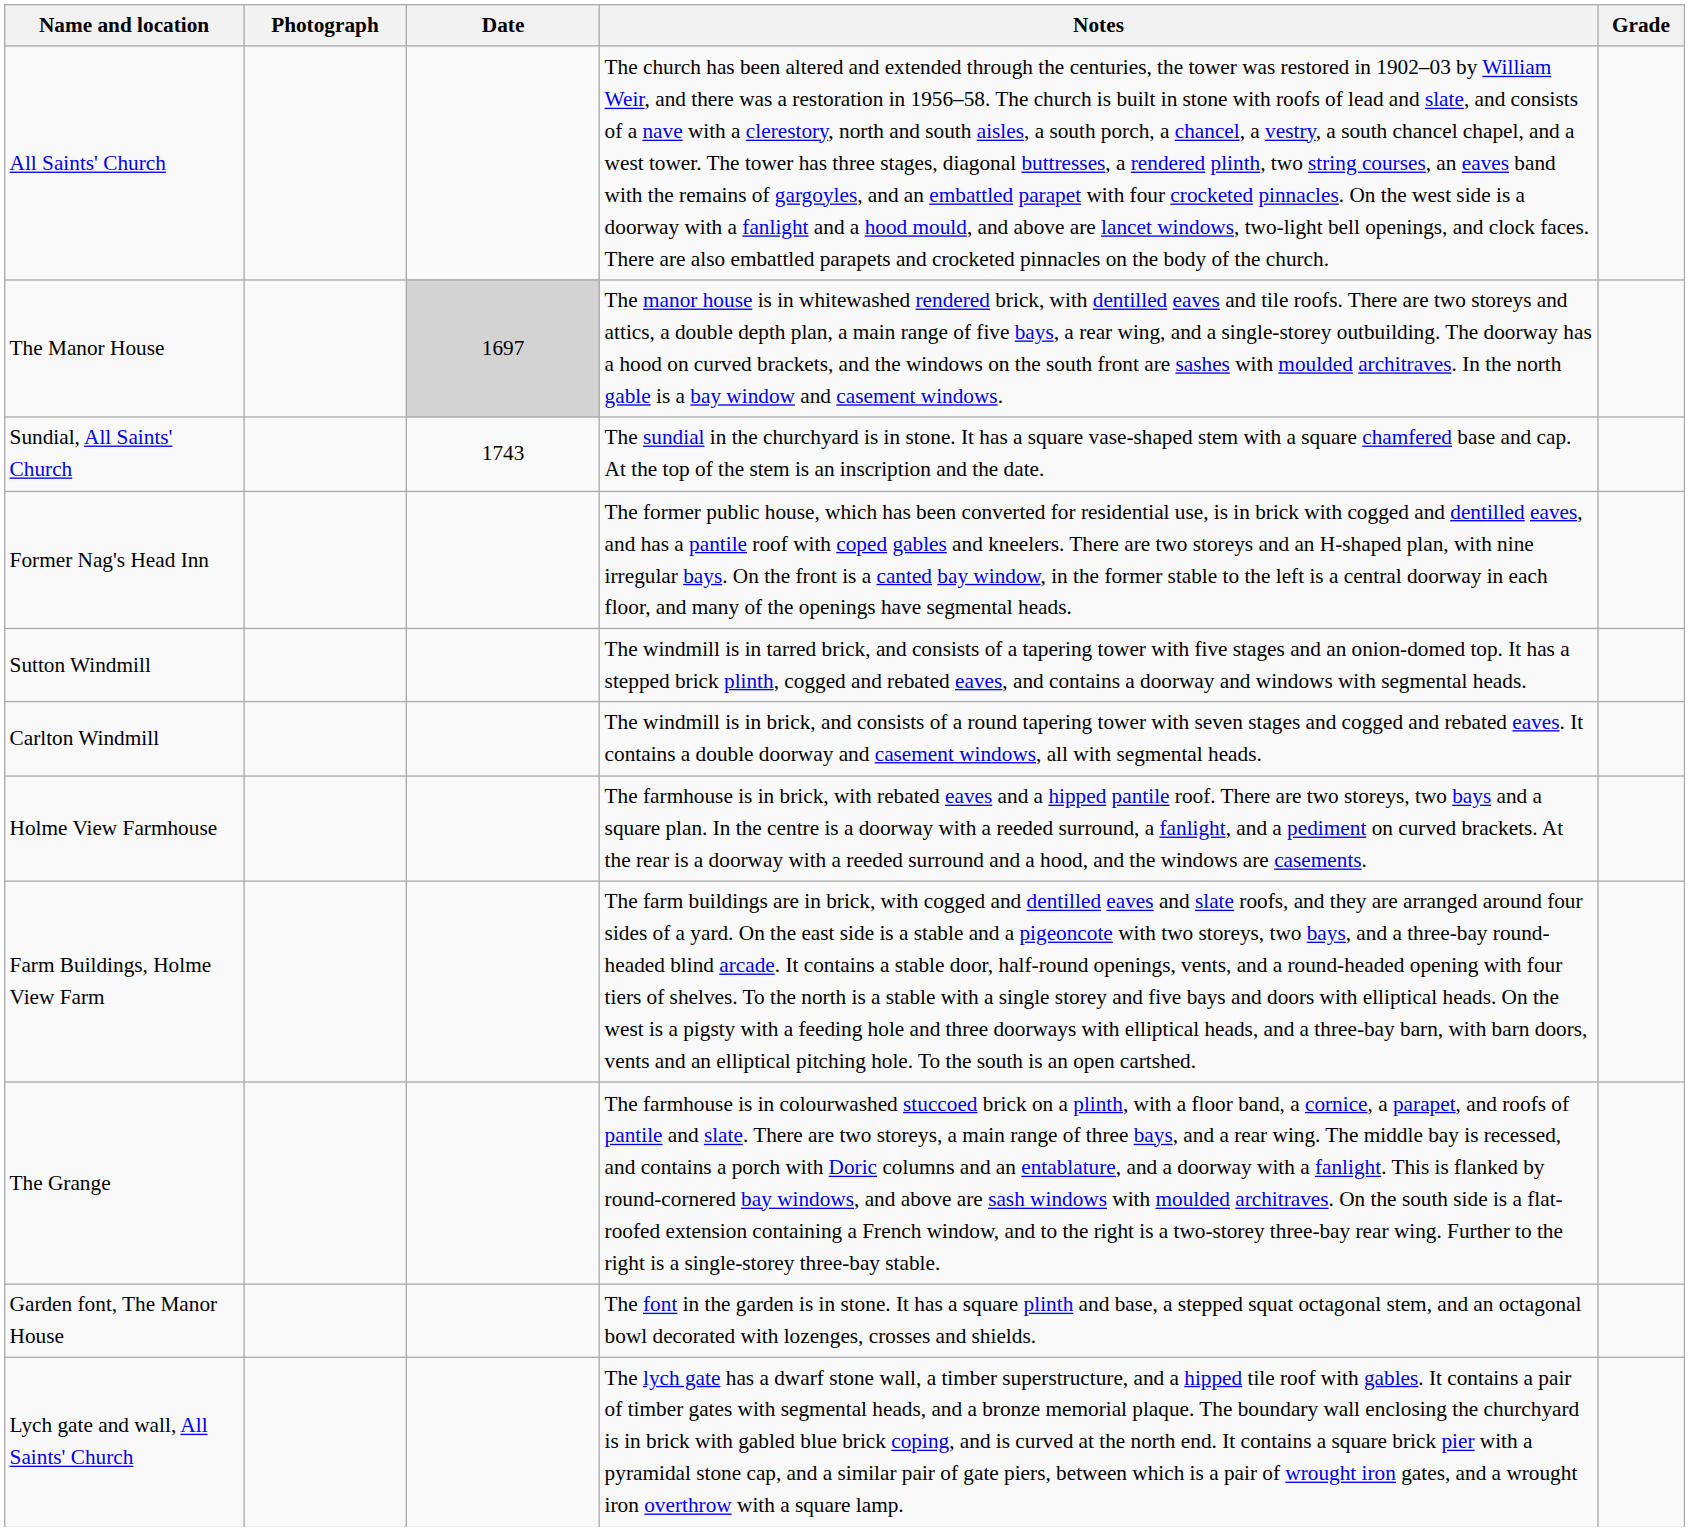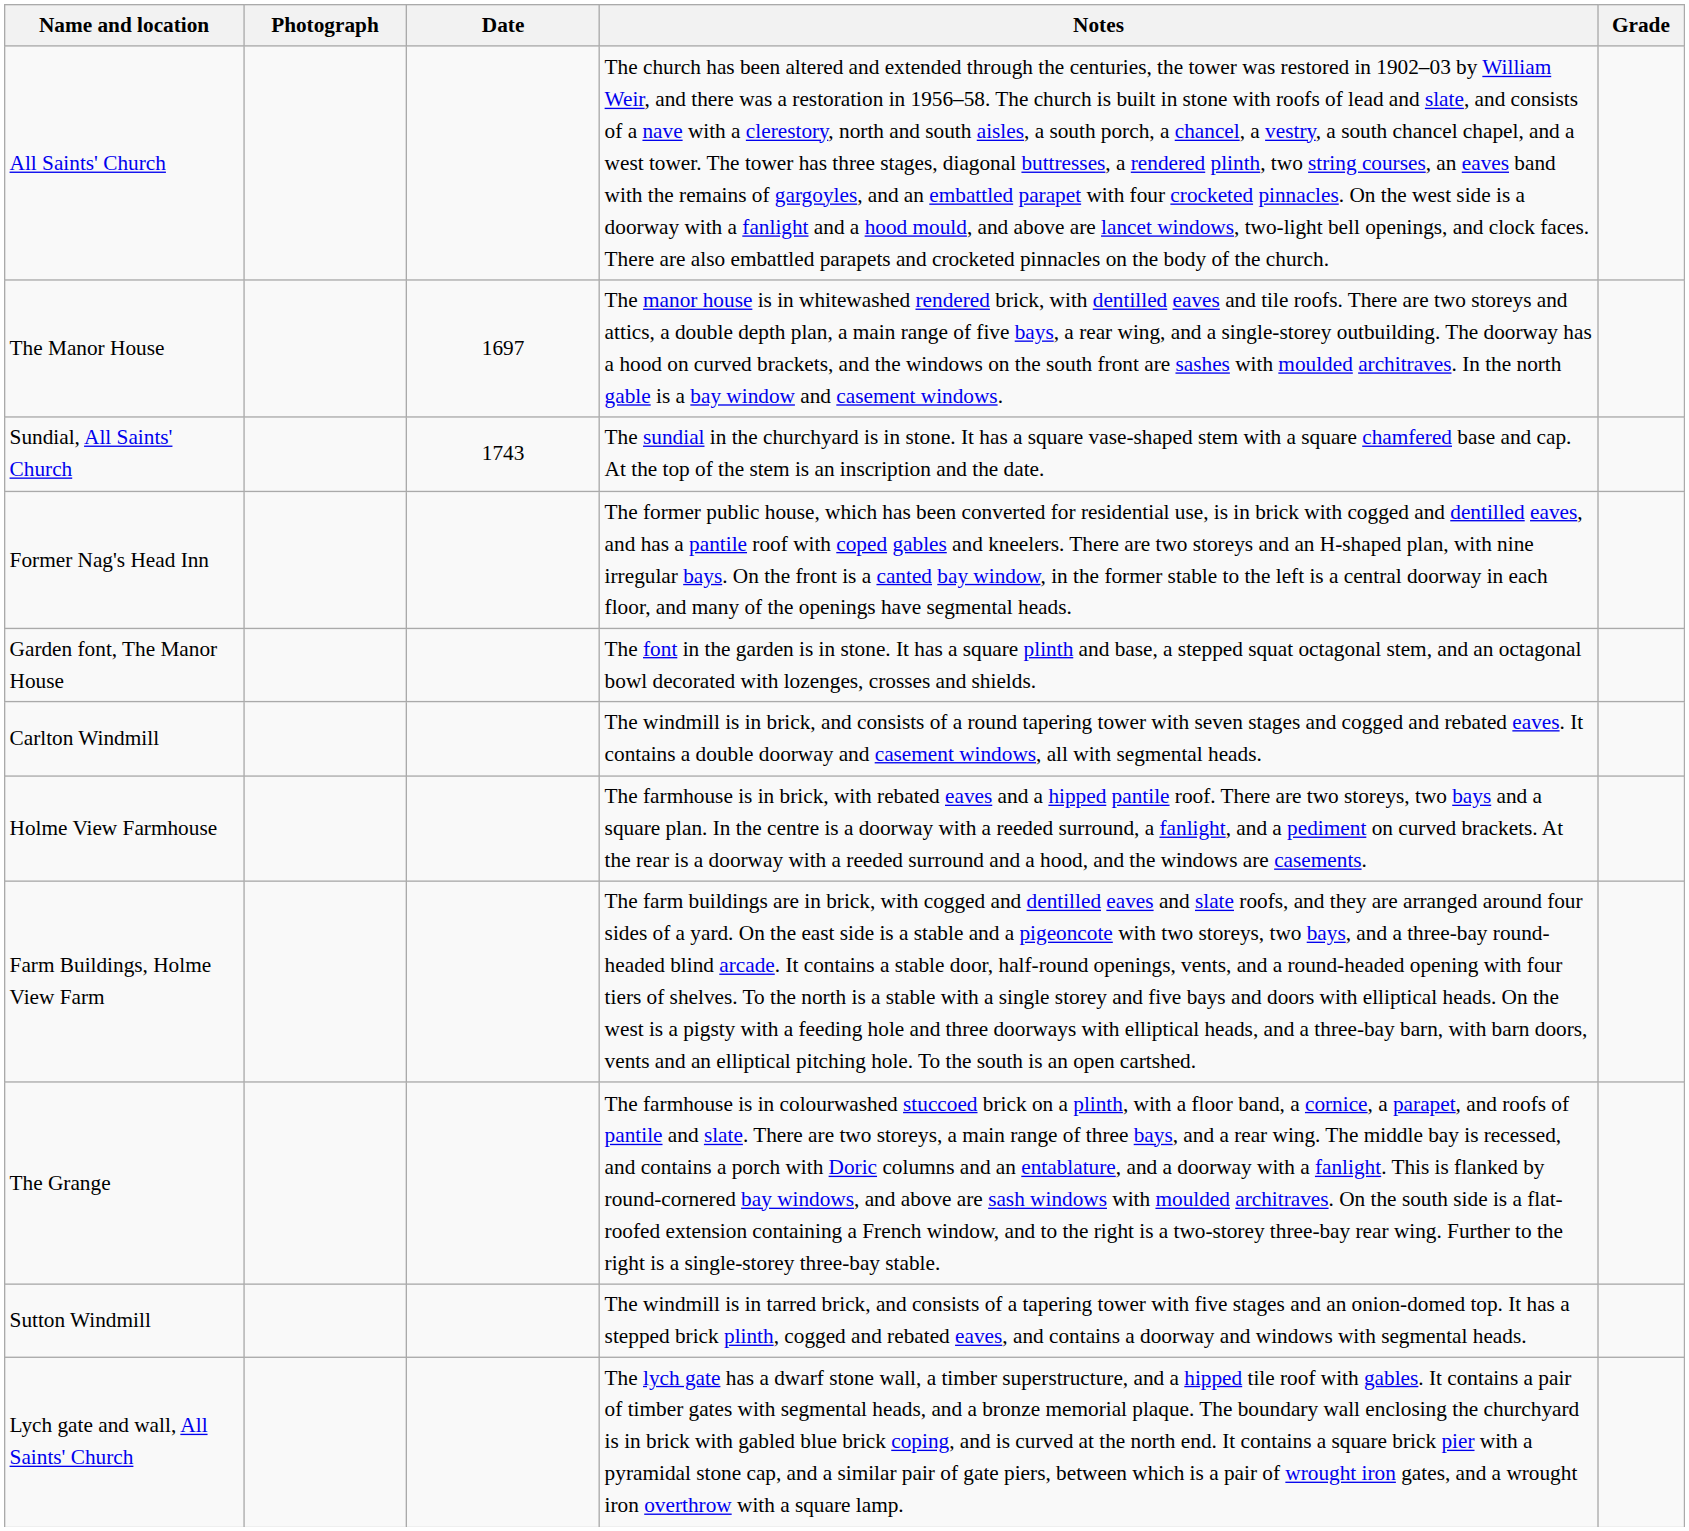(503, 348) lightgrey background -> (503, 348) no background
rows swapped: (80, 664) <-> (113, 1320)
